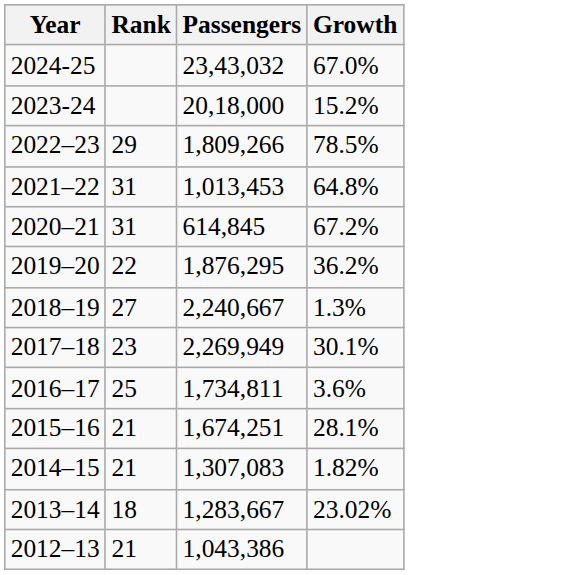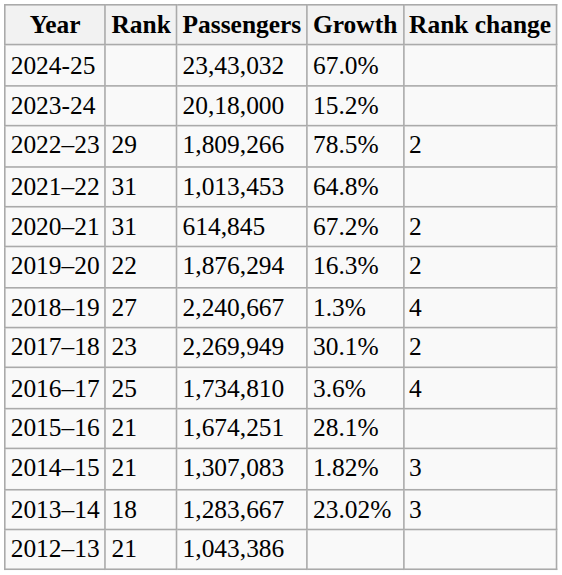+ column: (480, 24)
(233, 266) 1,876,295 -> (233, 266) 1,876,294
(346, 266) 36.2% -> (346, 266) 16.3%
(233, 387) 1,734,811 -> (233, 387) 1,734,810
